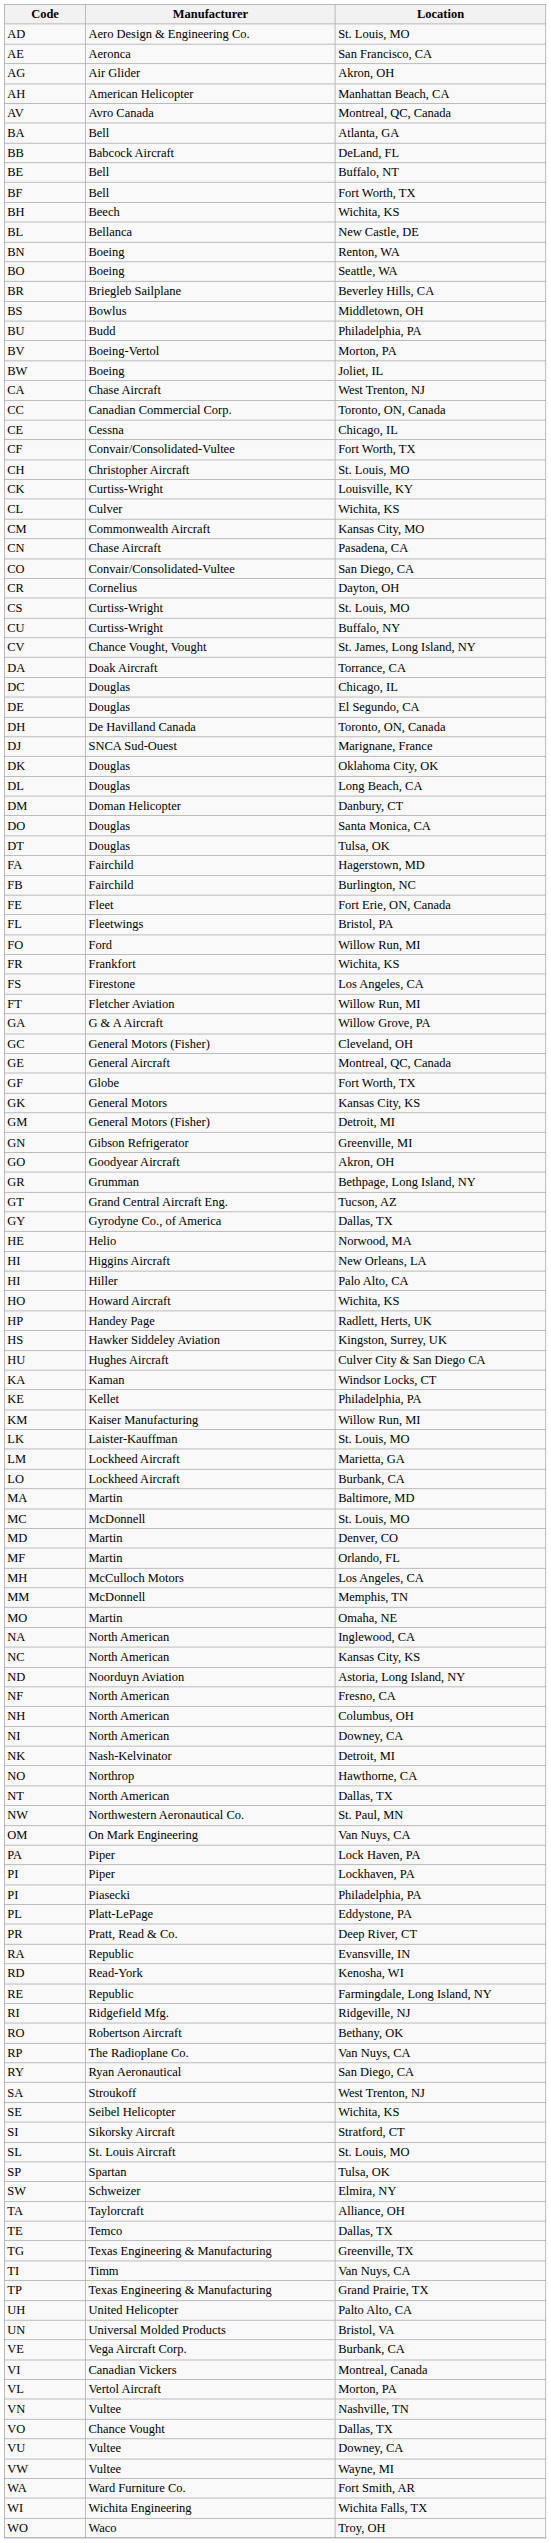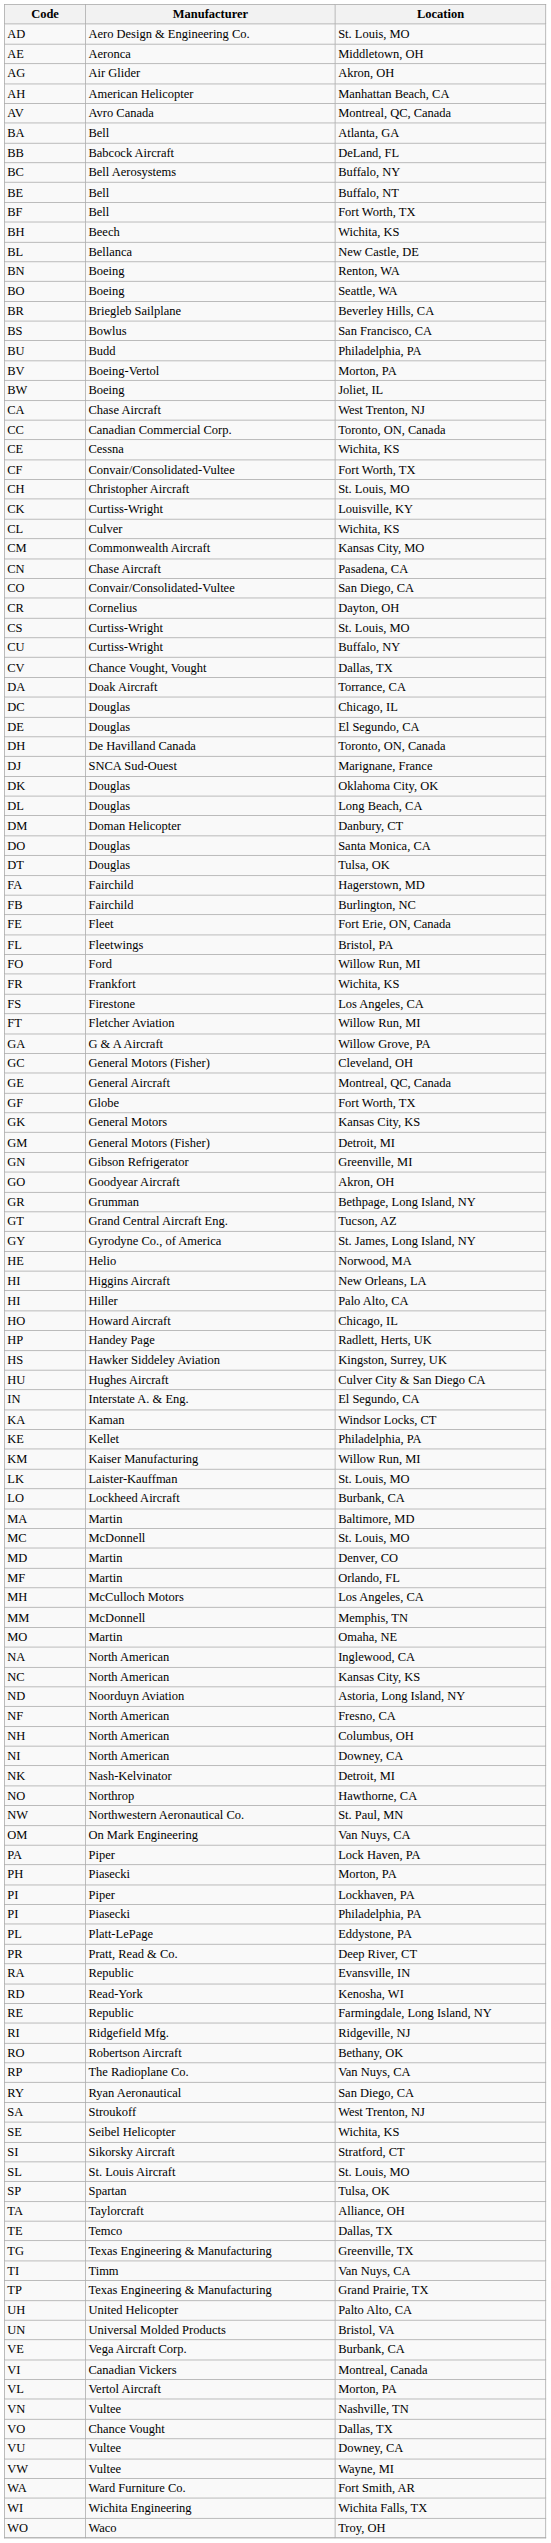(385, 53) San Francisco, CA -> (381, 53) Middletown, OH
+ row: (16, 172)
(381, 311) Middletown, OH -> (385, 331) San Francisco, CA
(368, 430) Chicago, IL -> (369, 449) Wichita, KS
(407, 647) St. James, Long Island, NY -> (365, 667) Dallas, TX
(365, 1221) Dallas, TX -> (407, 1241) St. James, Long Island, NY
(369, 1300) Wichita, KS -> (368, 1320) Chicago, IL
+ row: (14, 1399)
- row: (17, 1459)
- row: (16, 1795)
+ row: (15, 1874)
- row: (17, 2191)
